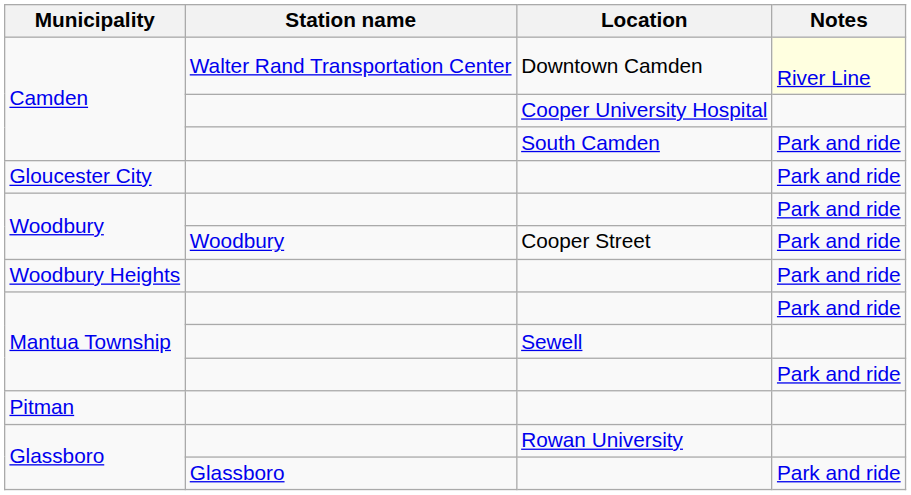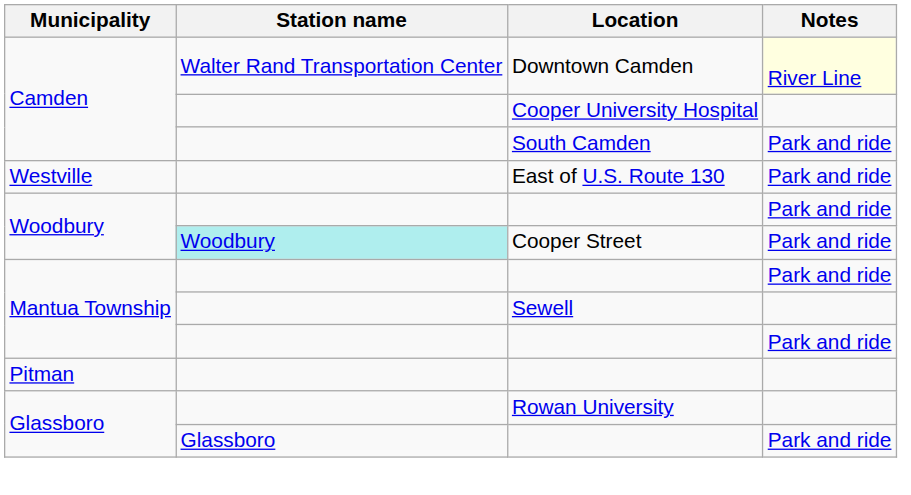- row: (81, 176)
+ row: (51, 176)
(237, 242) no background -> (228, 242) paleturquoise background
- row: (95, 275)
